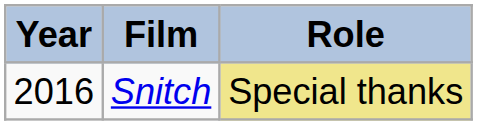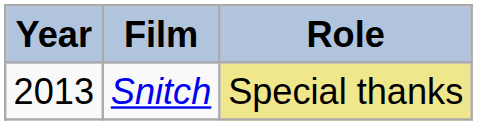(54, 91) 2016 -> (54, 91) 2013
